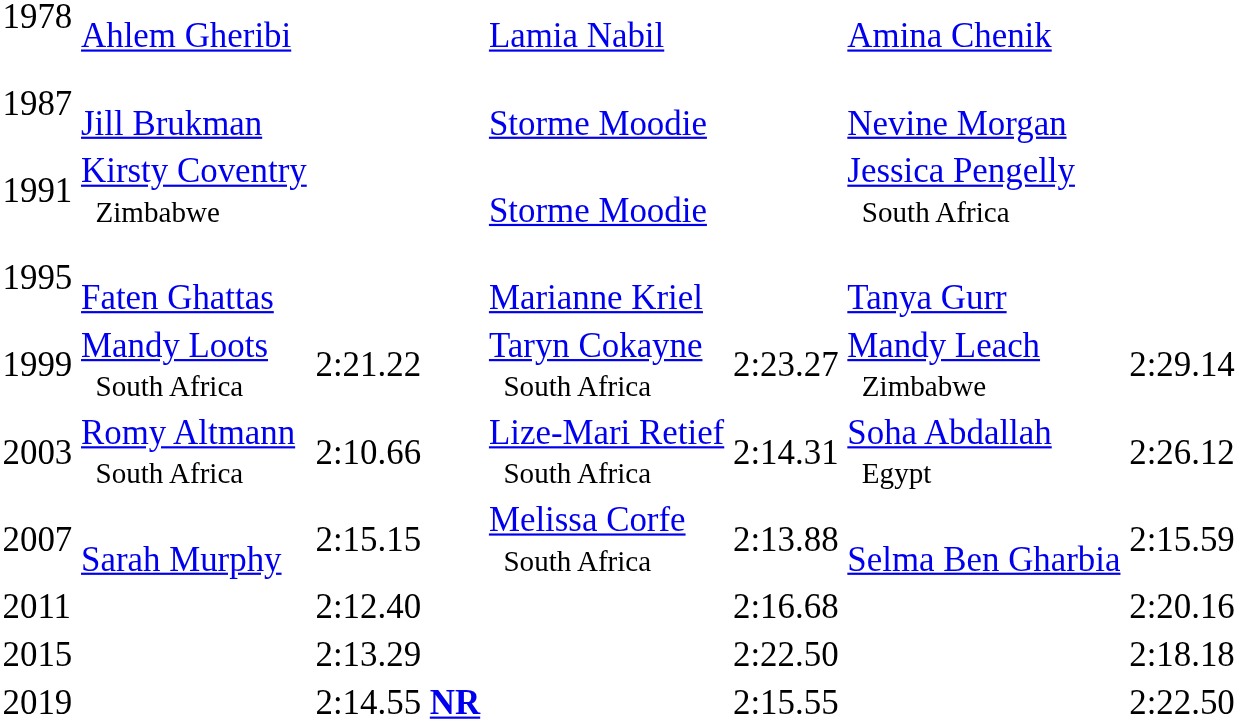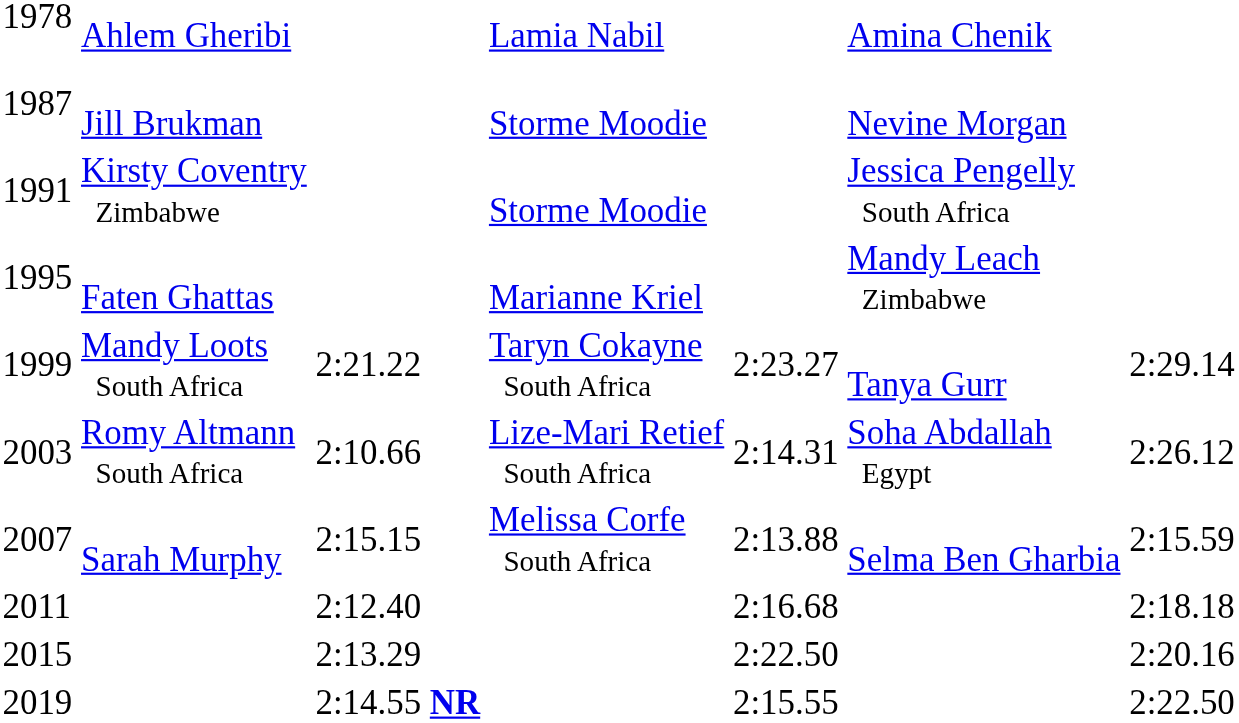(927, 297) Tanya Gurr -> (944, 277) Mandy Leach Zimbabwe
(944, 364) Mandy Leach Zimbabwe -> (927, 384) Tanya Gurr
(1182, 606) 2:20.16 -> (1182, 606) 2:18.18
(1182, 654) 2:18.18 -> (1182, 654) 2:20.16
